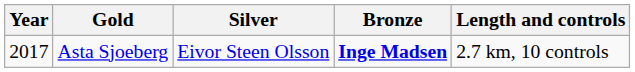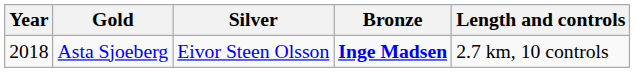(29, 51) 2017 -> (29, 51) 2018
